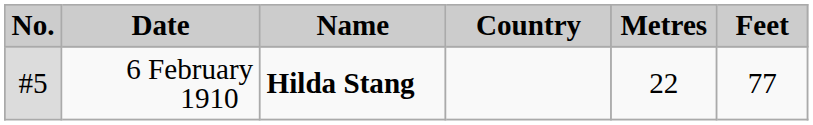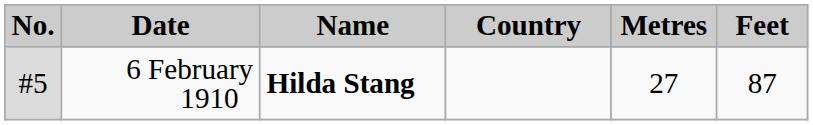(664, 82) 22 -> (664, 82) 27
(762, 82) 77 -> (762, 82) 87
